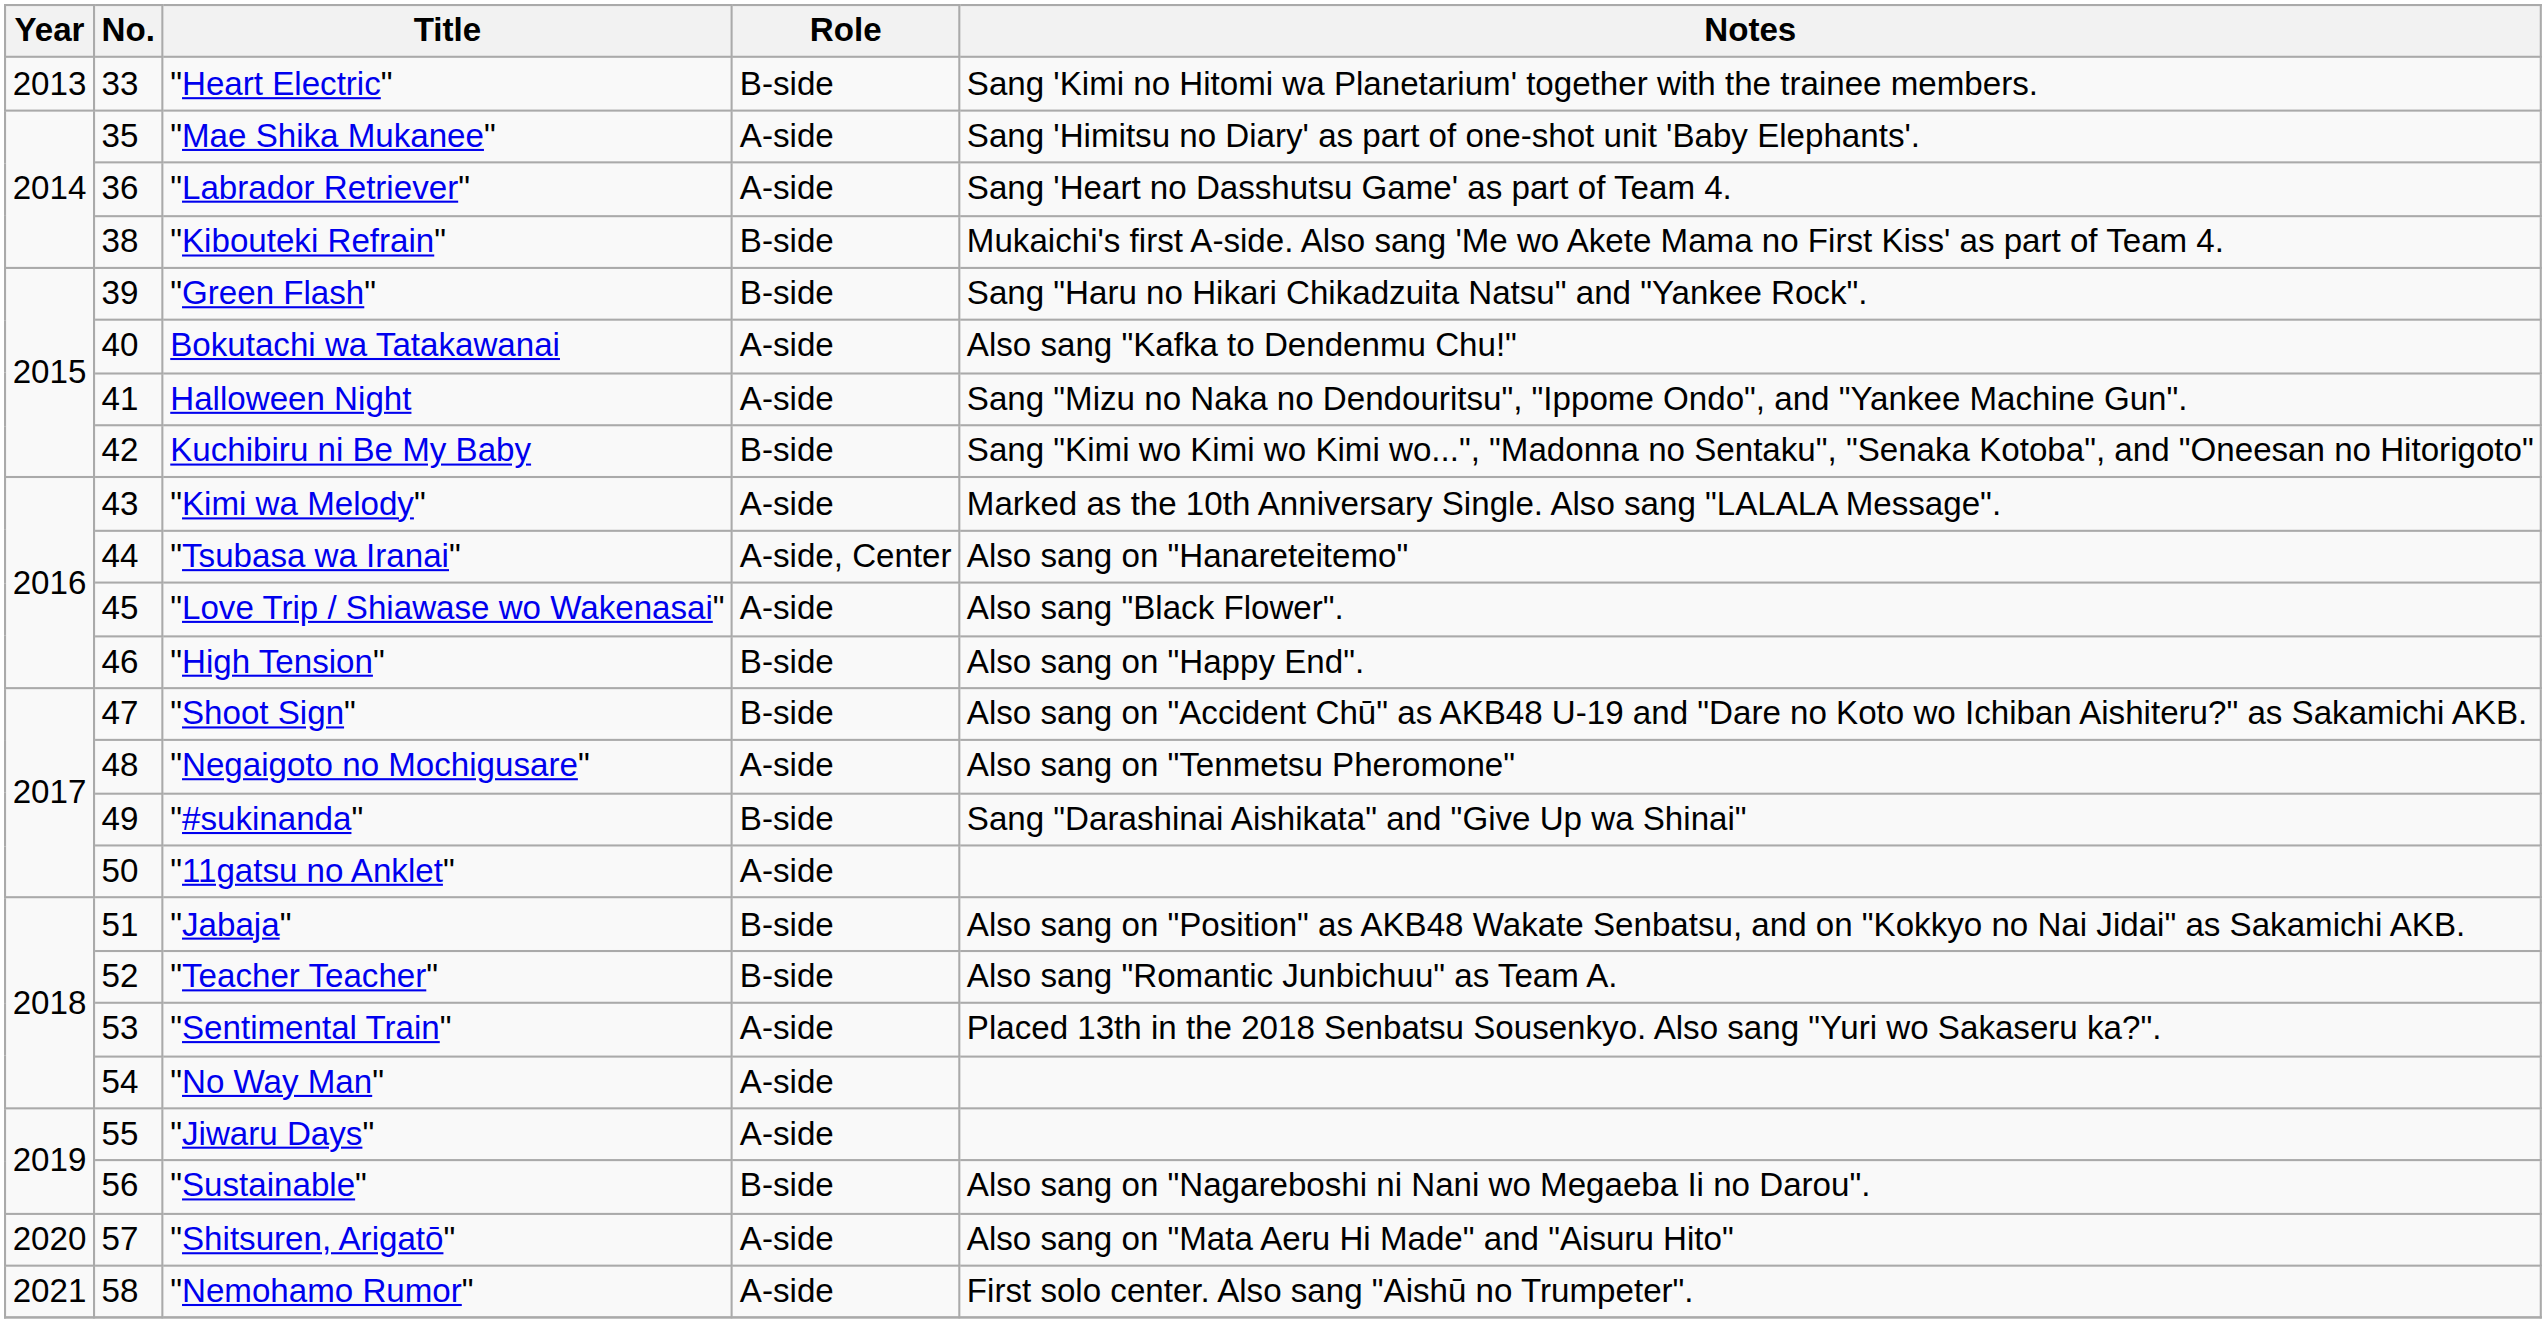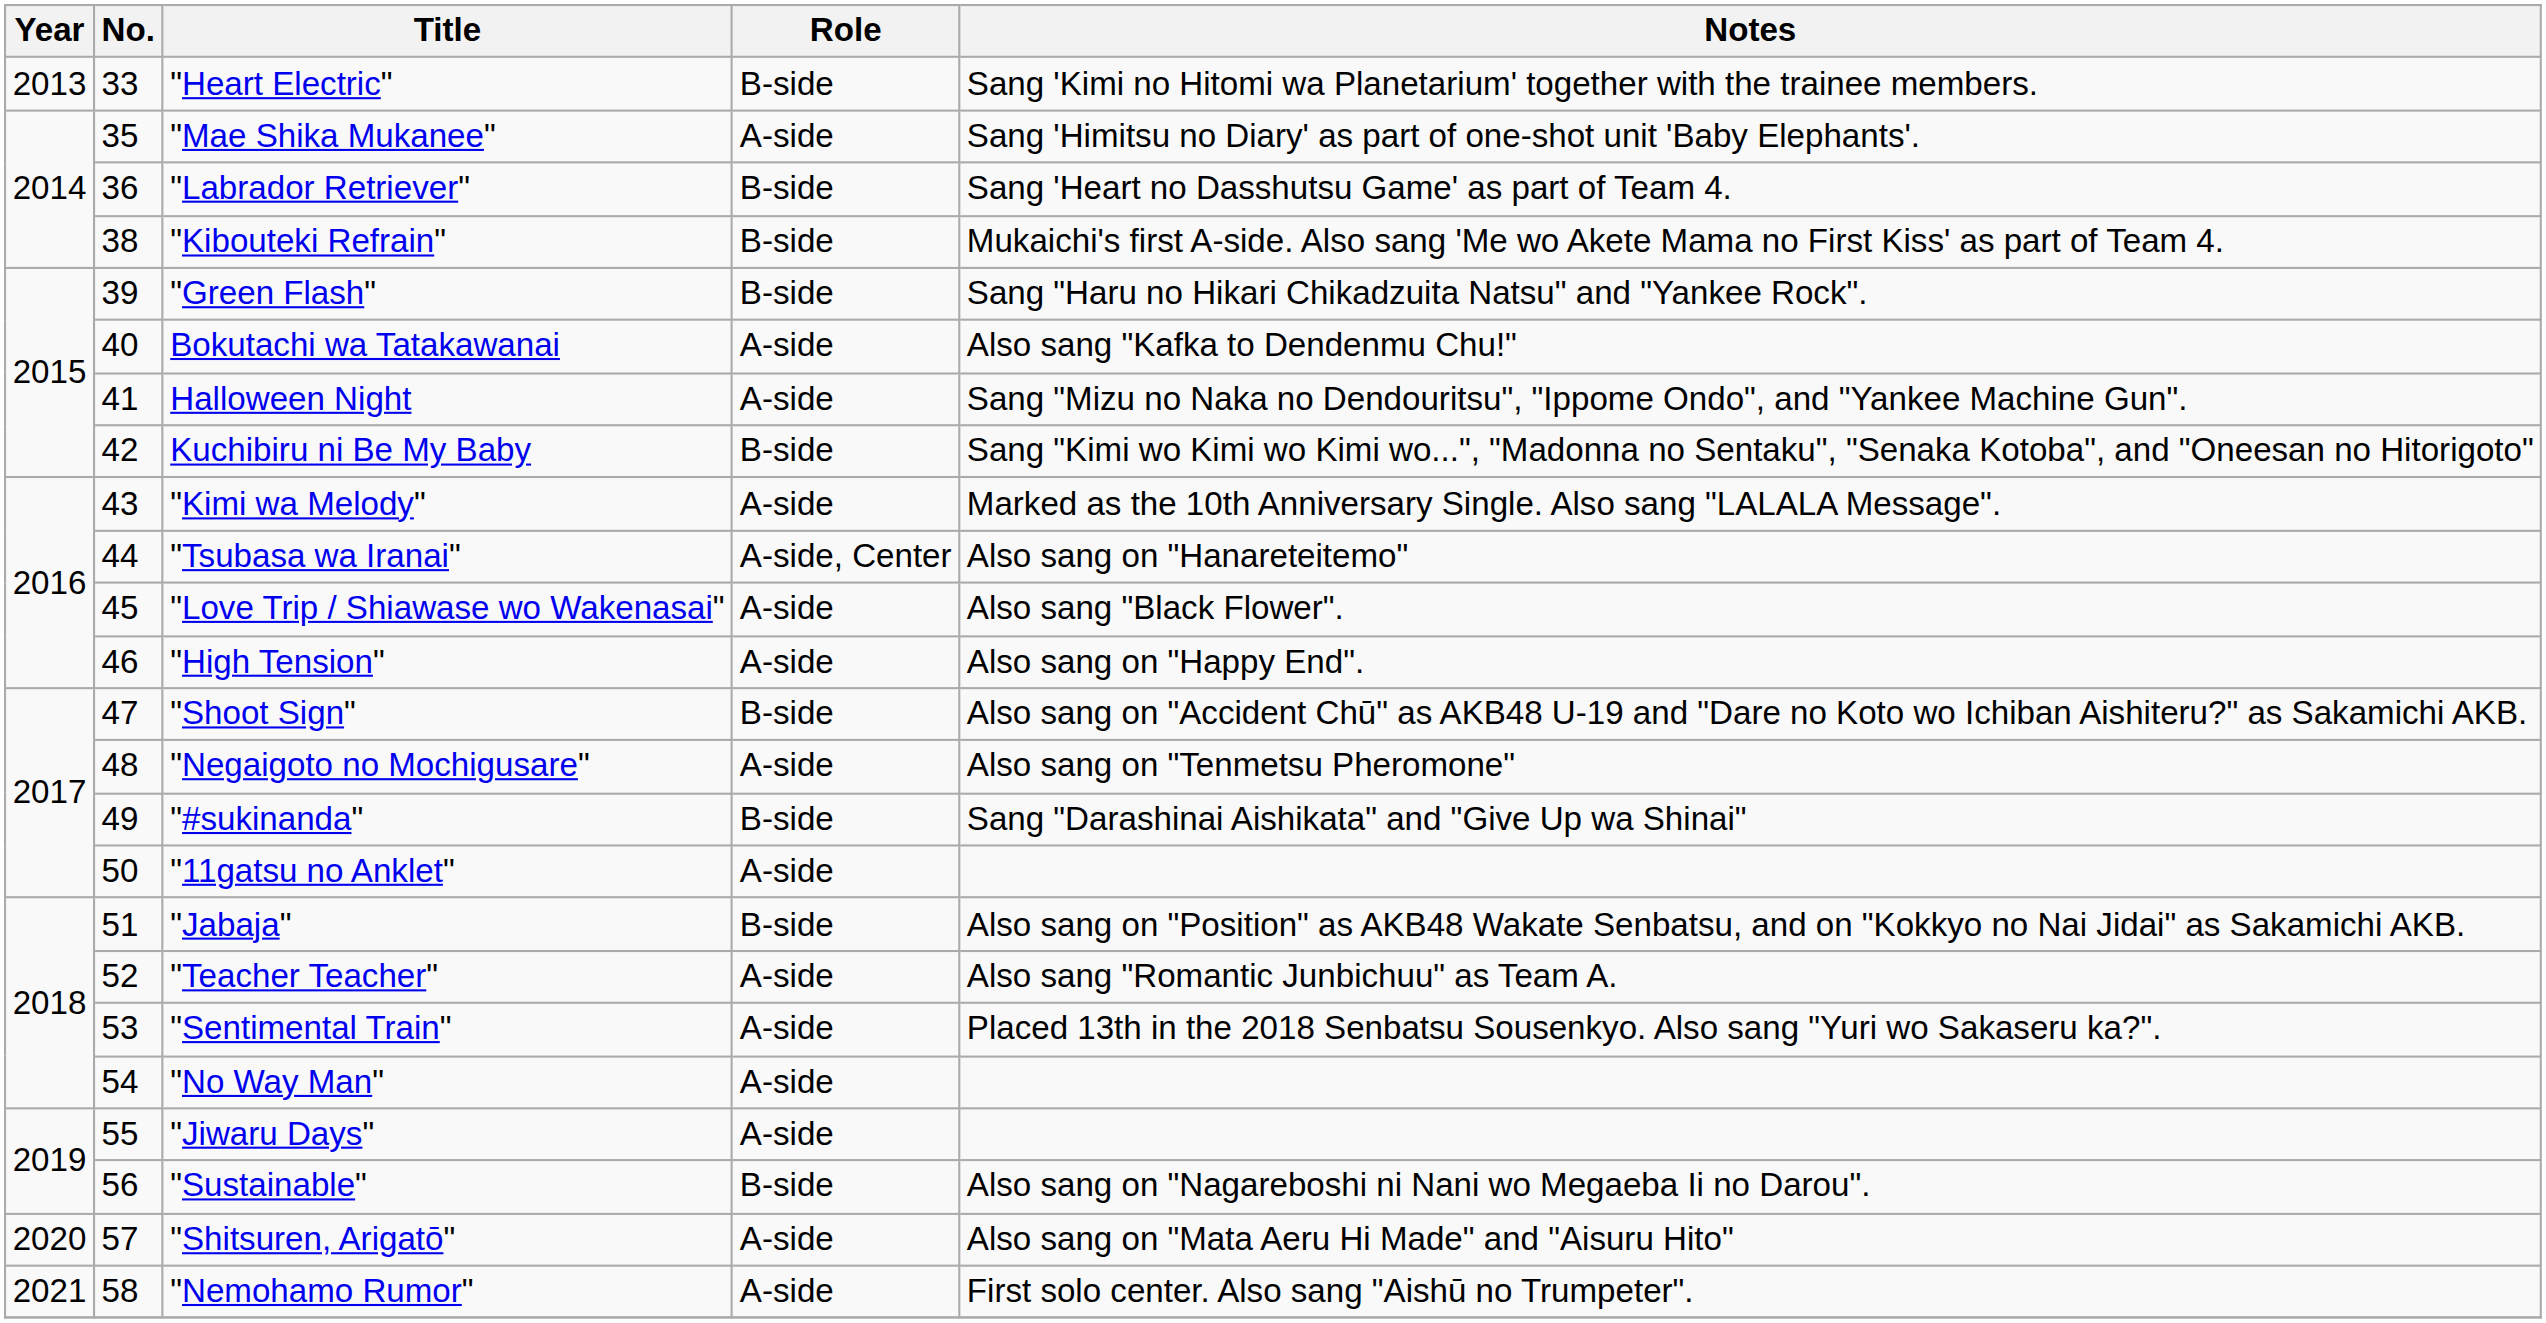(787, 188) A-side -> (787, 188) B-side
(787, 661) B-side -> (787, 661) A-side
(787, 976) B-side -> (787, 976) A-side
